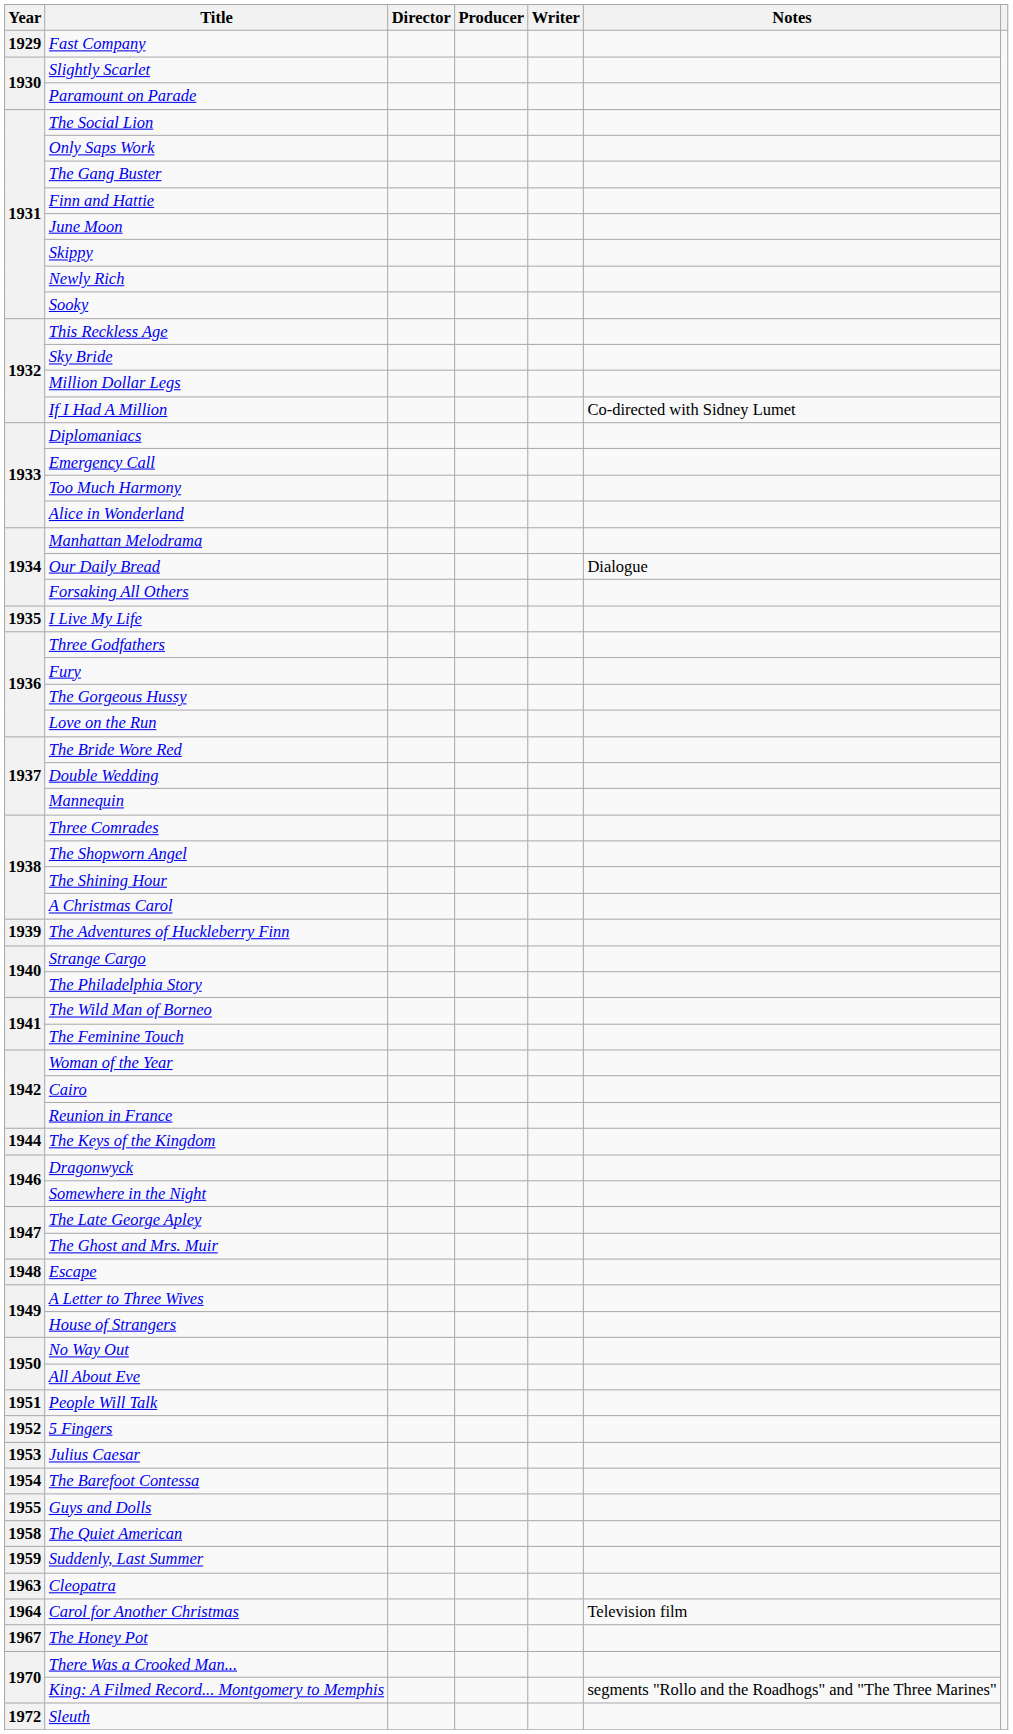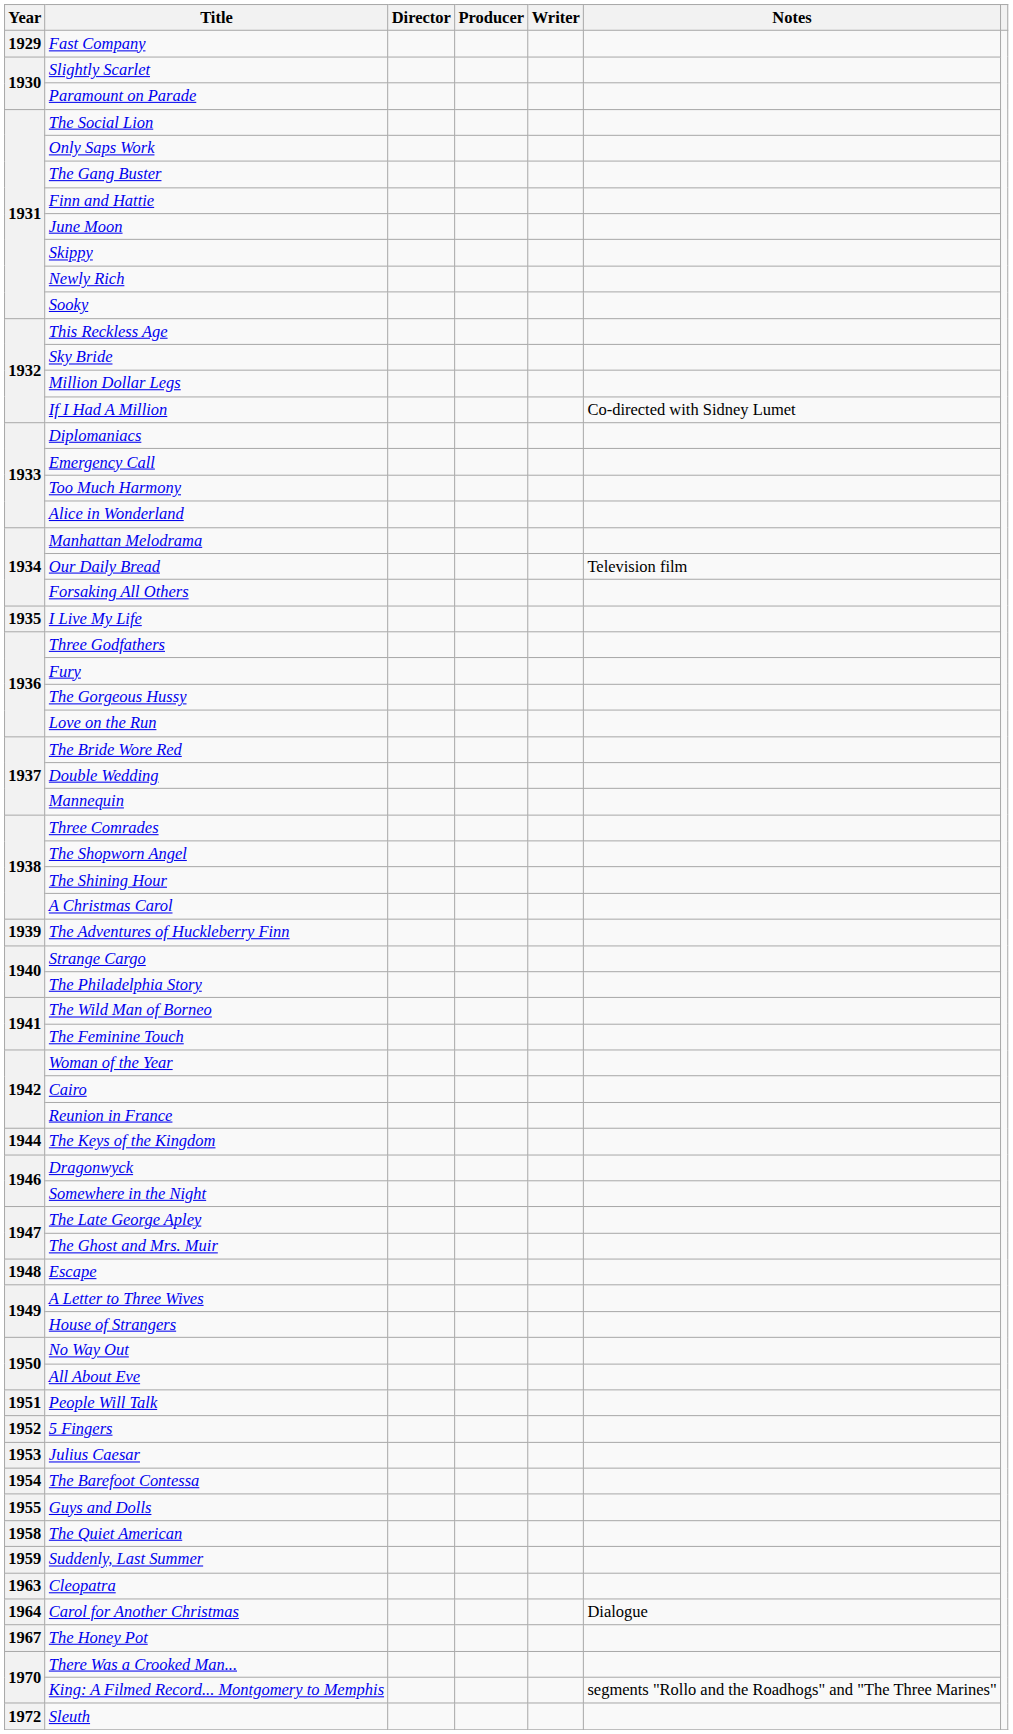(618, 566) Dialogue -> (637, 566) Television film
(637, 1611) Television film -> (618, 1611) Dialogue
